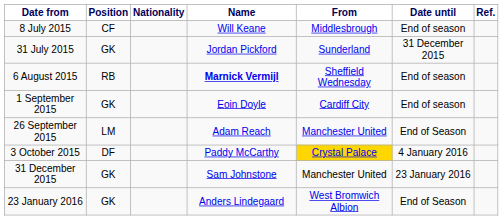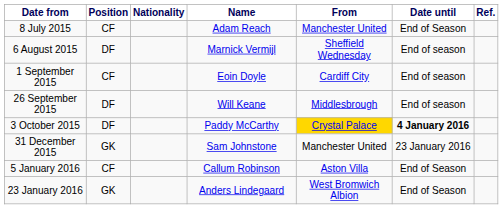(242, 29) Will Keane -> (242, 29) Adam Reach
(344, 29) Middlesbrough -> (344, 29) Manchester United
(433, 29) End of season -> (433, 29) End of Season
- row: (45, 50)
(108, 77) RB -> (108, 50) DF
(242, 77) bold -> (242, 50) normal
(108, 104) GK -> (108, 77) CF
(108, 132) LM -> (108, 104) DF
(242, 132) Adam Reach -> (242, 104) Will Keane
(344, 132) Manchester United -> (344, 104) Middlesbrough
(433, 132) End of Season -> (433, 104) End of season
(433, 153) normal -> (433, 126) bold
+ row: (45, 169)
